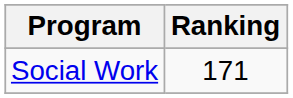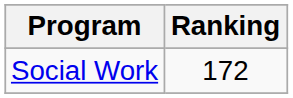(225, 70) 171 -> (225, 70) 172
